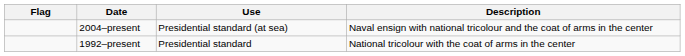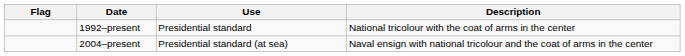rows swapped: (110, 43) <-> (110, 28)
